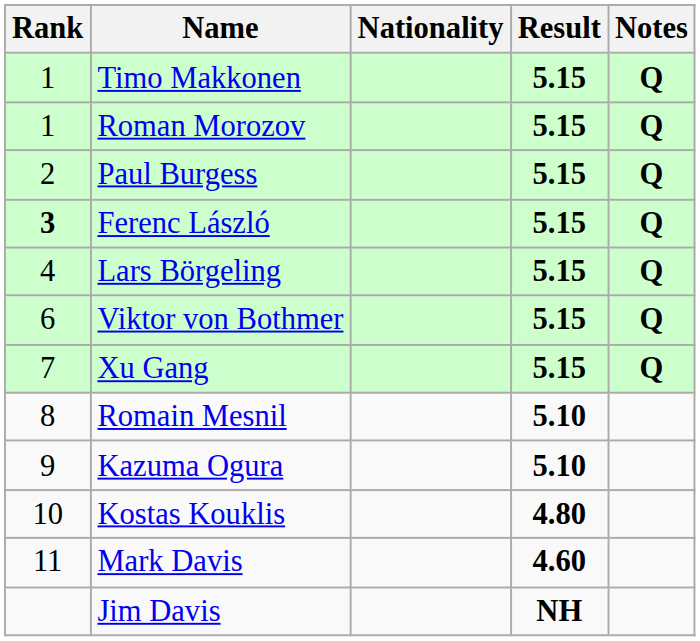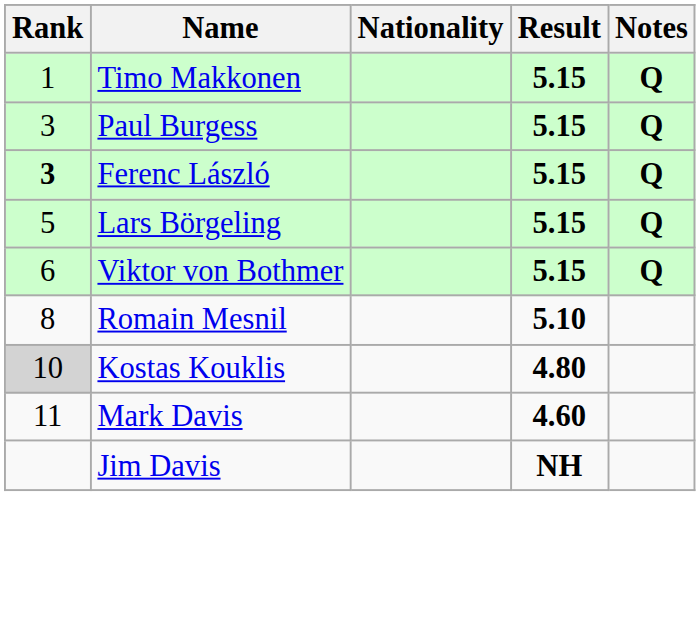- row: (201, 125)
(48, 174) 2 -> (48, 125) 3
(48, 271) 4 -> (48, 222) 5
- row: (153, 367)
- row: (190, 464)
(48, 513) no background -> (48, 367) lightgrey background
